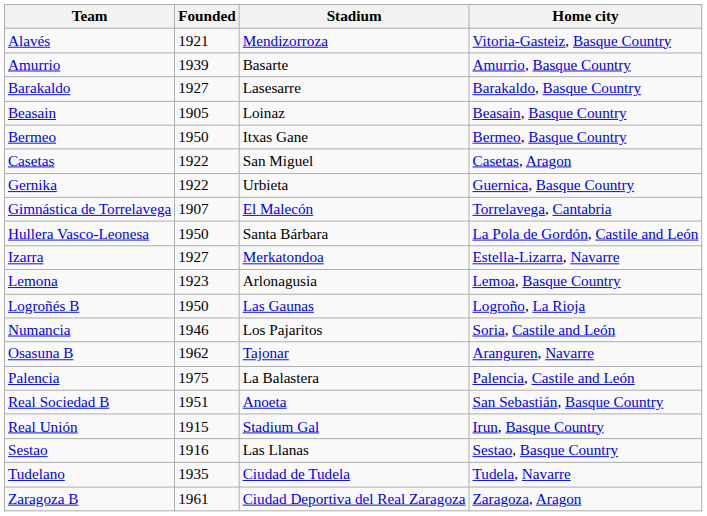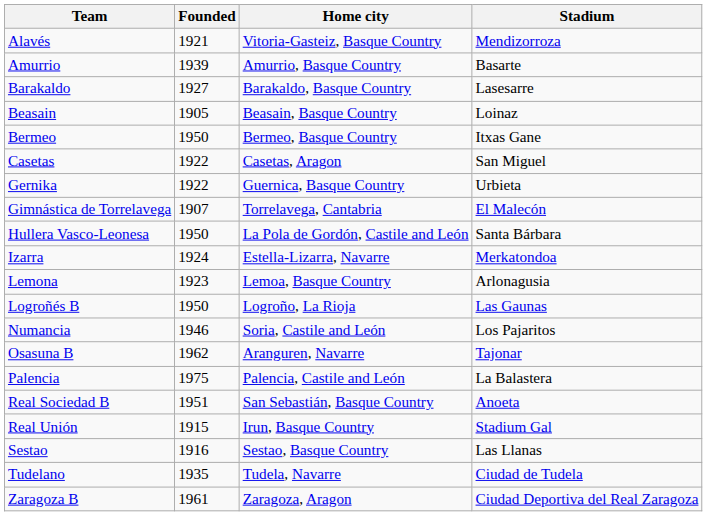columns swapped: (585, 16) <-> (354, 16)
(193, 257) 1927 -> (193, 257) 1924
